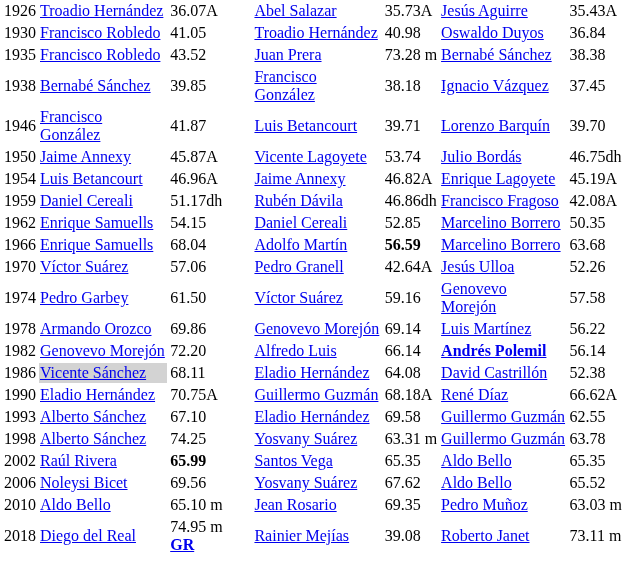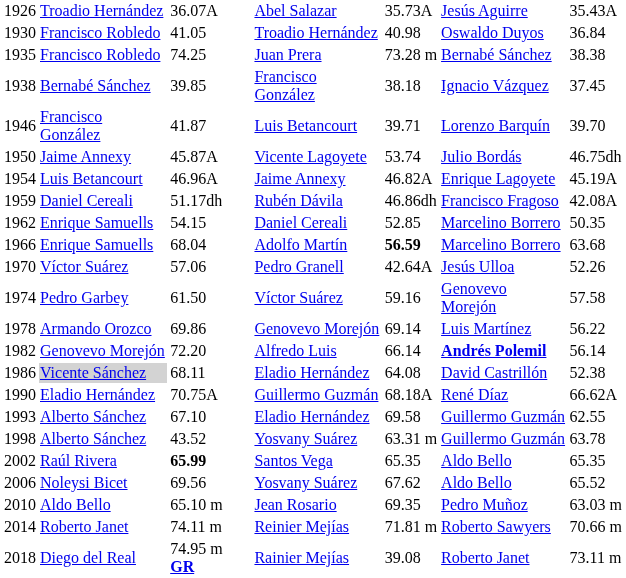(188, 54) 43.52 -> (188, 54) 74.25
(188, 438) 74.25 -> (188, 438) 43.52
+ row: (20, 526)
